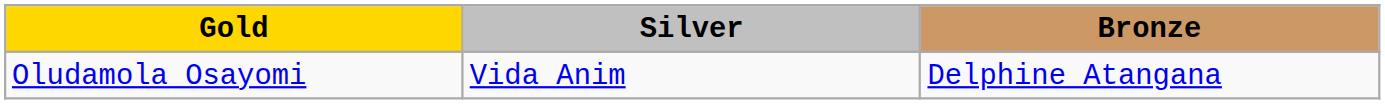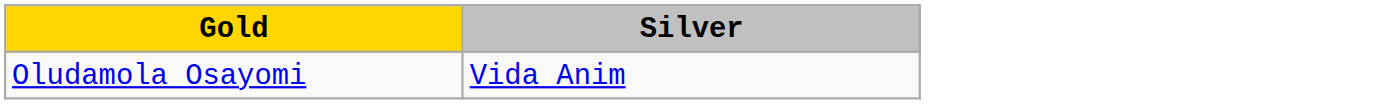- column: (1149, 29)
